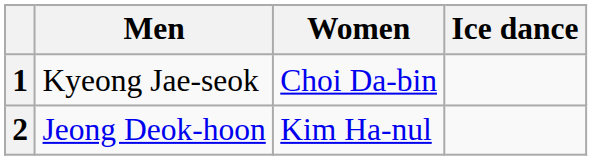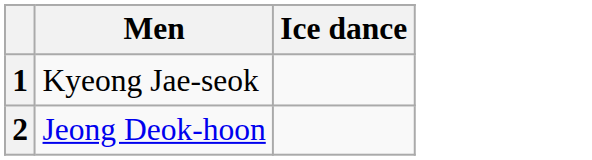- column: (359, 29)
